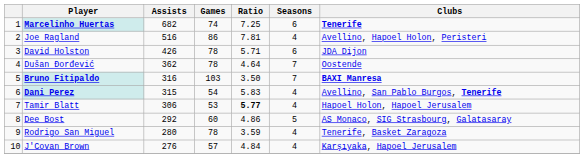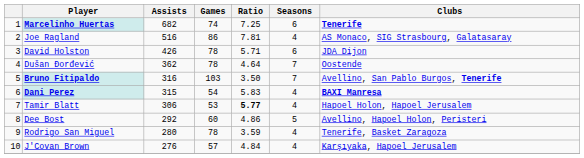(404, 38) Avellino, Hapoel Holon, Peristeri -> (417, 38) AS Monaco, SIG Strasbourg, Galatasaray
(352, 79) BAXI Manresa -> (412, 79) Avellino, San Pablo Burgos, Tenerife
(412, 92) Avellino, San Pablo Burgos, Tenerife -> (352, 92) BAXI Manresa
(417, 120) AS Monaco, SIG Strasbourg, Galatasaray -> (404, 120) Avellino, Hapoel Holon, Peristeri
